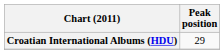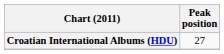(200, 40) 29 -> (200, 40) 27
